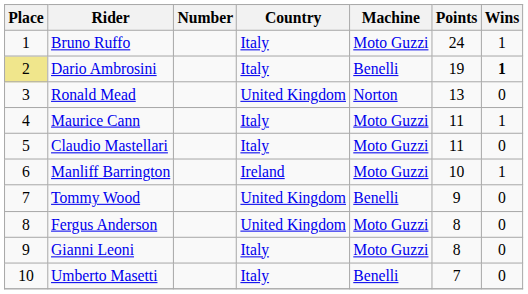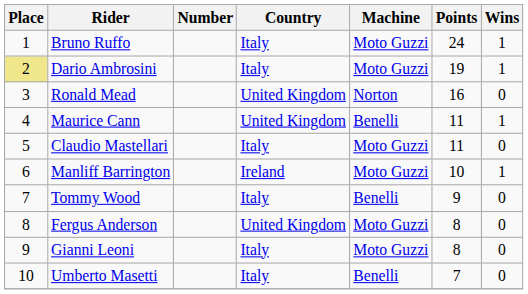(376, 69) Benelli -> (391, 69) Moto Guzzi
(502, 69) bold -> (502, 69) normal
(457, 95) 13 -> (457, 95) 16
(255, 120) Italy -> (293, 120) United Kingdom
(391, 120) Moto Guzzi -> (376, 120) Benelli
(293, 198) United Kingdom -> (255, 198) Italy
